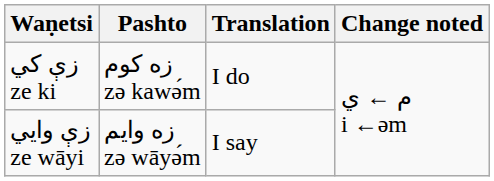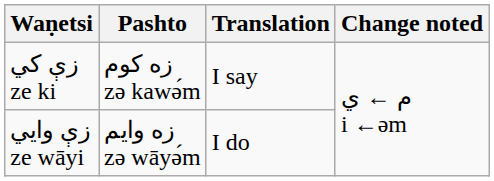(231, 75) I do -> (235, 75) I say
(235, 142) I say -> (231, 142) I do
